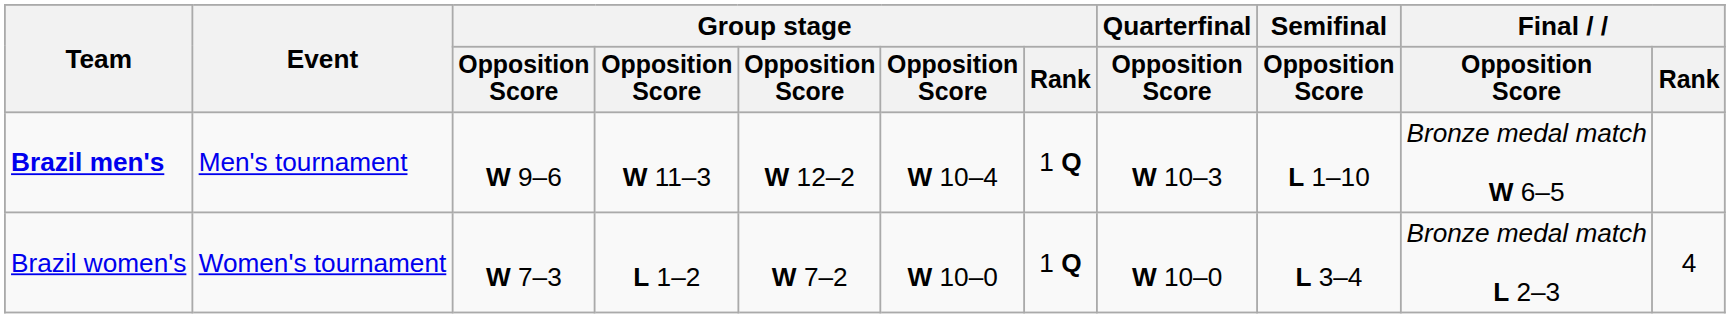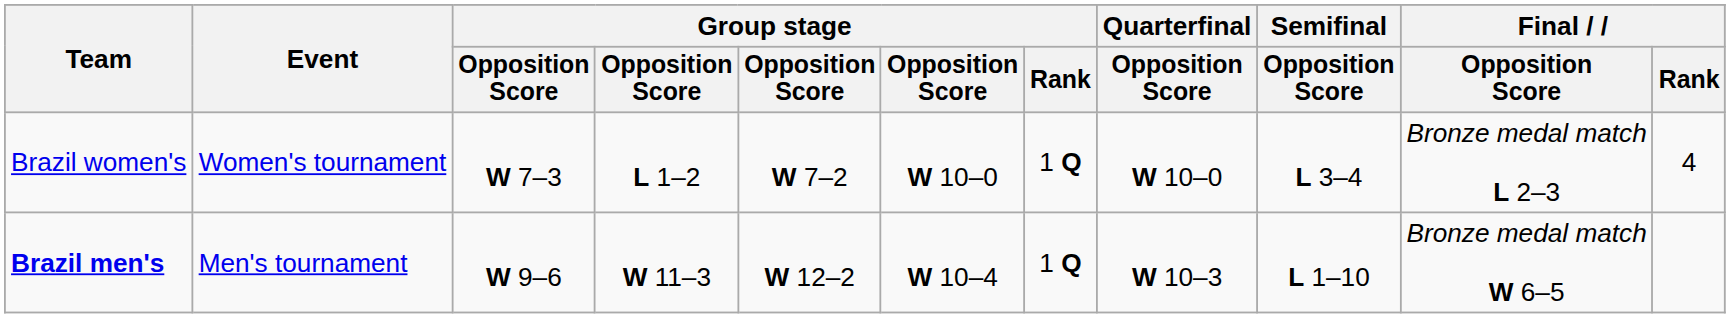rows swapped: (88, 163) <-> (99, 263)
